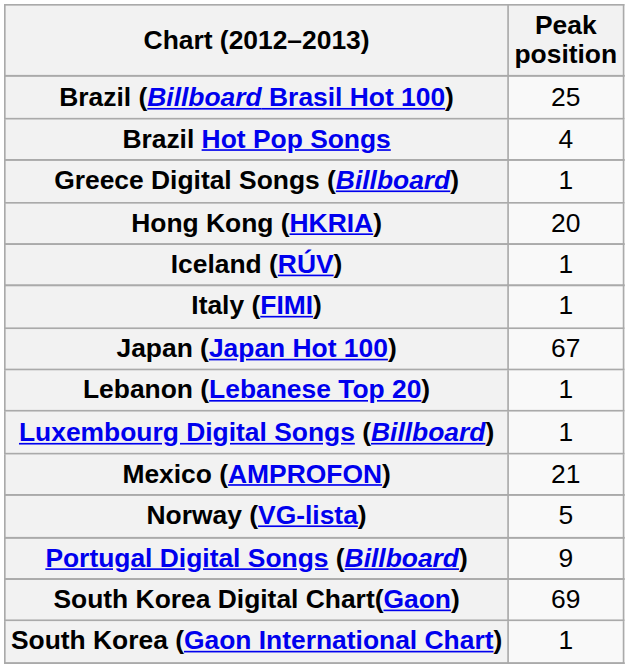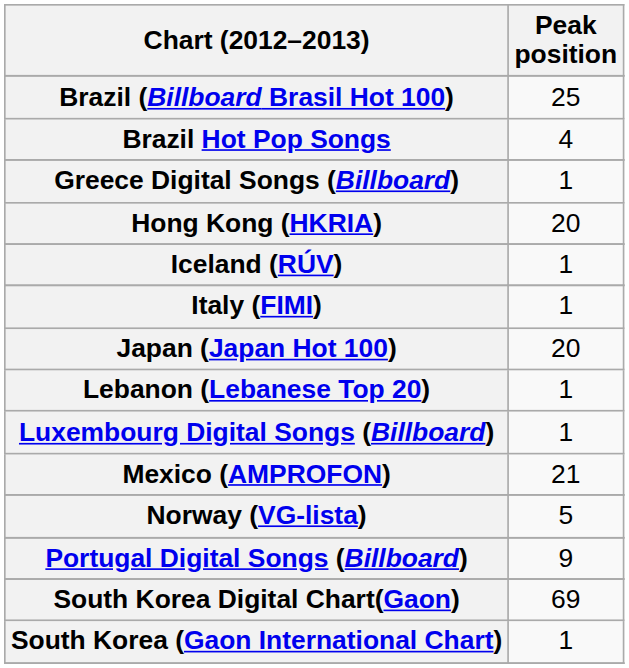(566, 348) 67 -> (566, 348) 20
